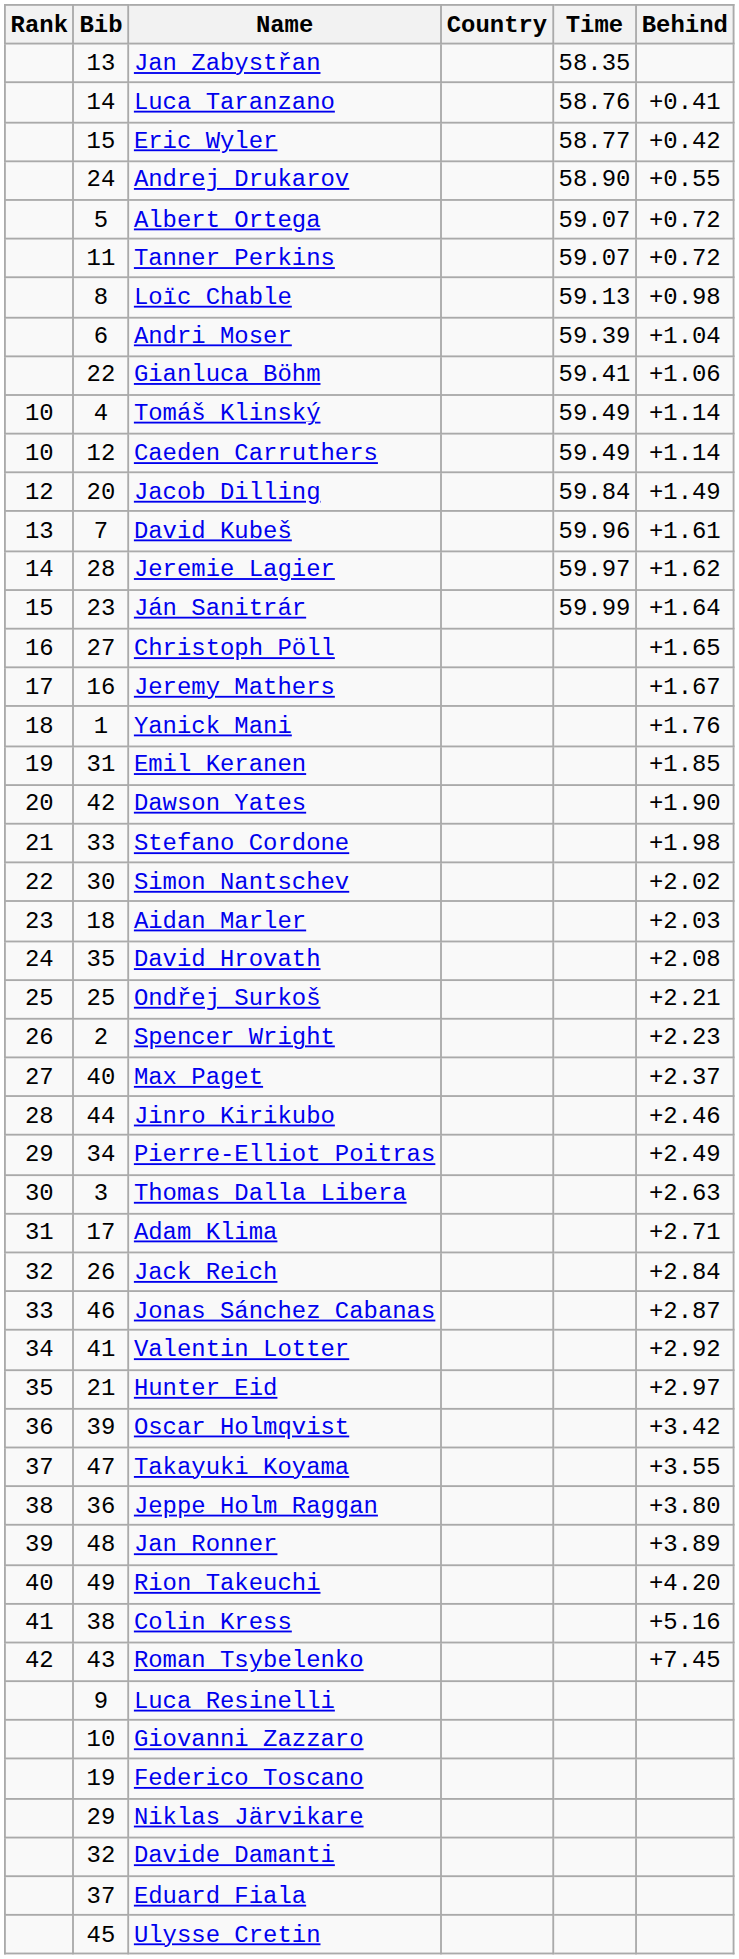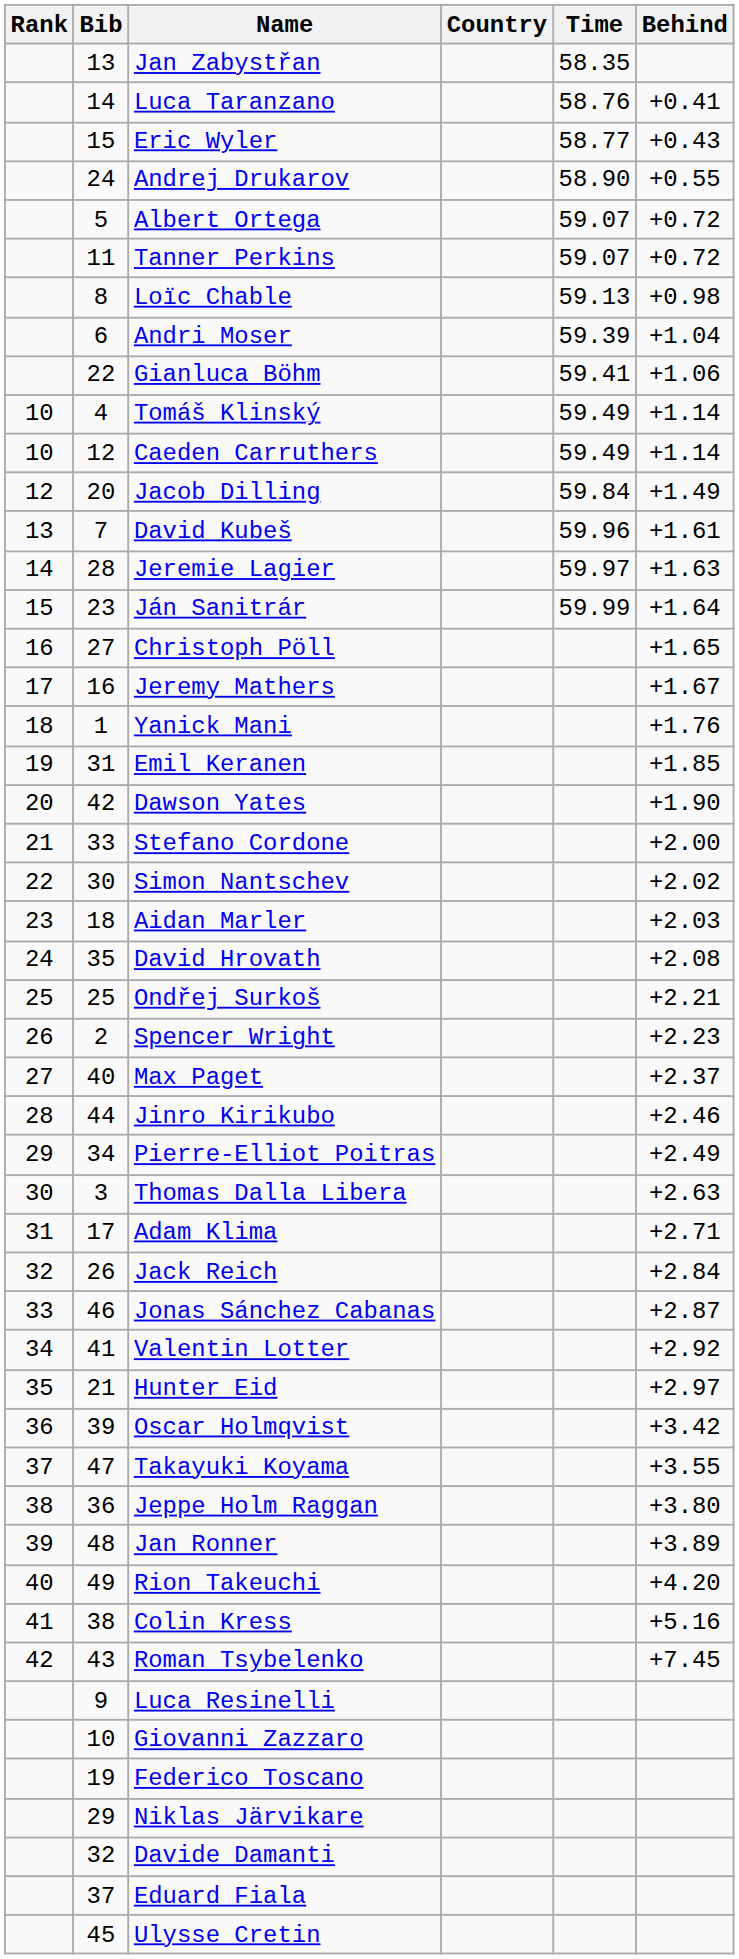(685, 141) +0.42 -> (685, 141) +0.43
(685, 570) +1.62 -> (685, 570) +1.63
(685, 843) +1.98 -> (685, 843) +2.00
